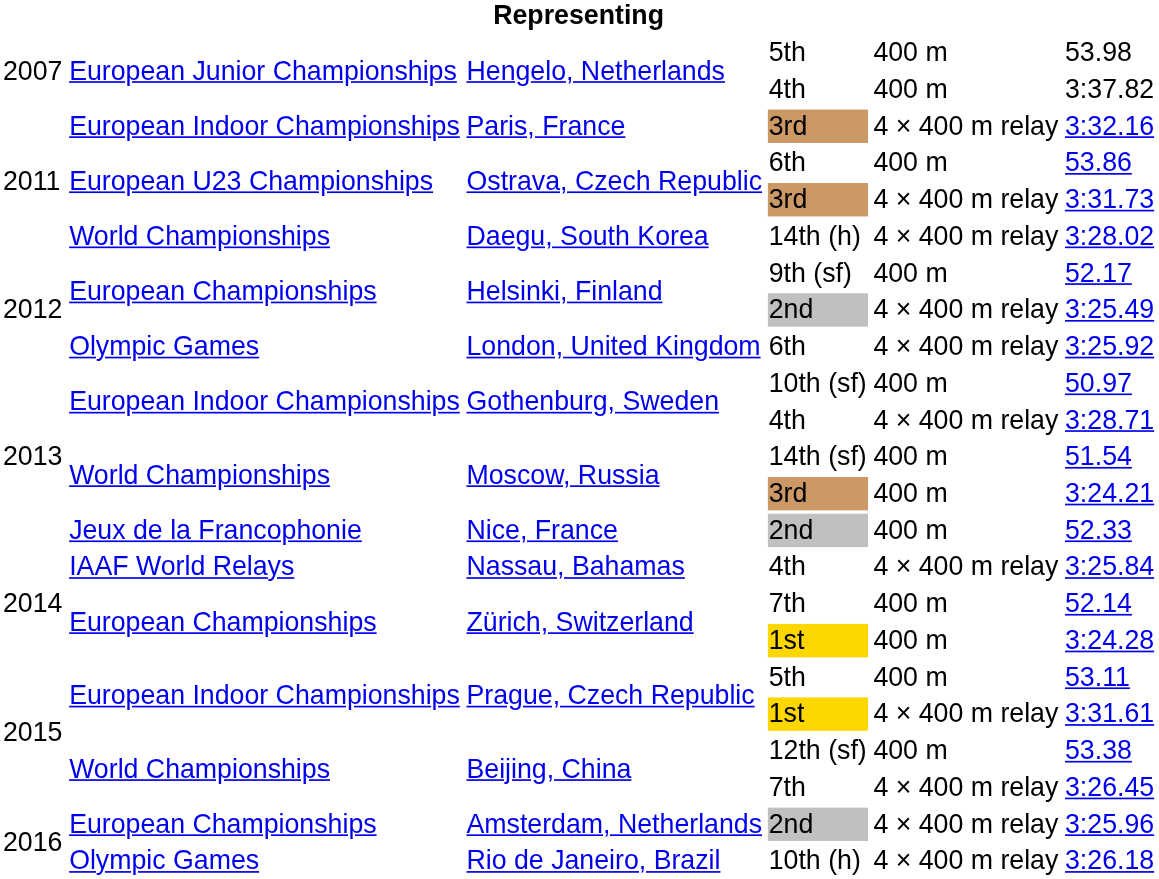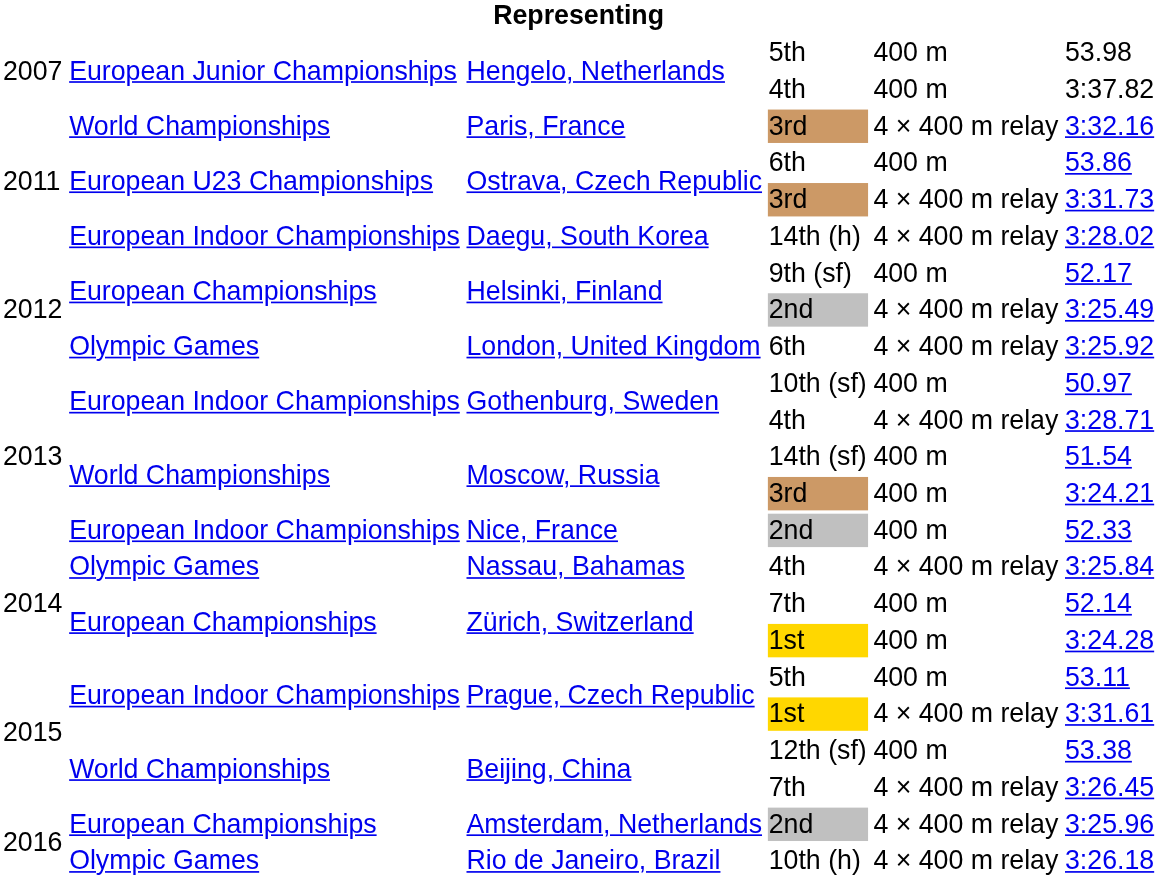(264, 125) European Indoor Championships -> (200, 125) World Championships
(200, 236) World Championships -> (264, 236) European Indoor Championships
(215, 530) Jeux de la Francophonie -> (264, 530) European Indoor Championships
(182, 566) IAAF World Relays -> (164, 566) Olympic Games
